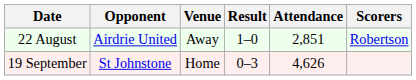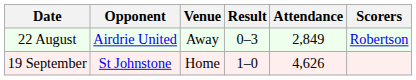(247, 40) 1–0 -> (247, 40) 0–3
(308, 40) 2,851 -> (308, 40) 2,849
(247, 63) 0–3 -> (247, 63) 1–0
